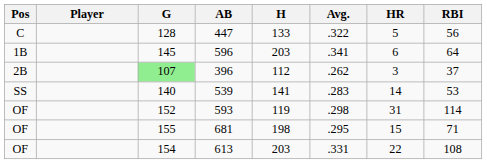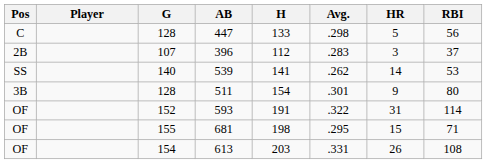(338, 33) .322 -> (338, 33) .298
- row: (224, 52)
(167, 71) lightgreen background -> (167, 52) no background
(338, 71) .262 -> (338, 52) .283
(338, 91) .283 -> (338, 71) .262
+ row: (224, 91)
(281, 110) 119 -> (281, 110) 191
(338, 110) .298 -> (338, 110) .322
(395, 149) 22 -> (395, 149) 26
